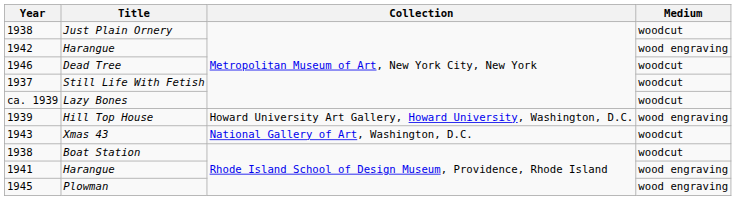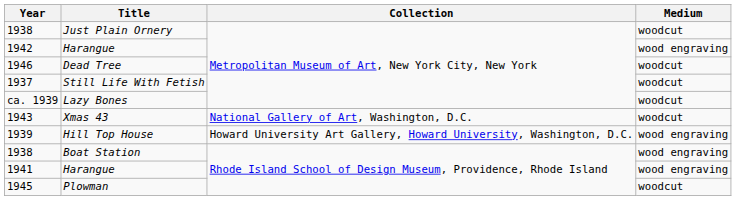rows swapped: (20, 135) <-> (20, 117)
(661, 152) woodcut -> (683, 152) wood engraving
(683, 187) wood engraving -> (661, 187) woodcut
